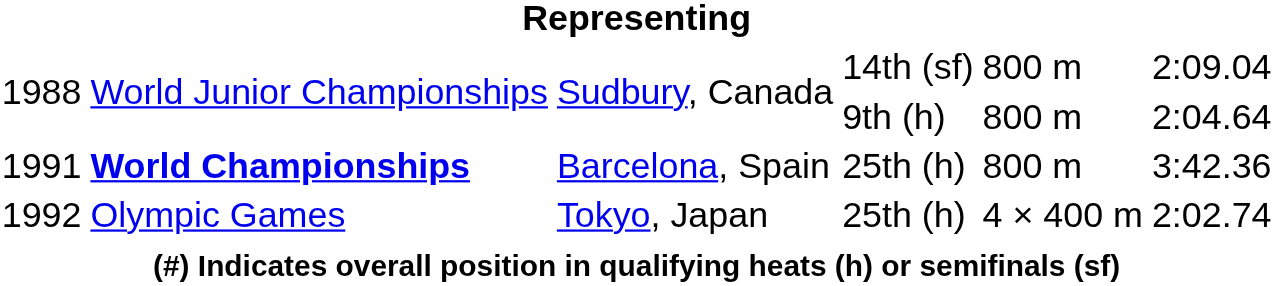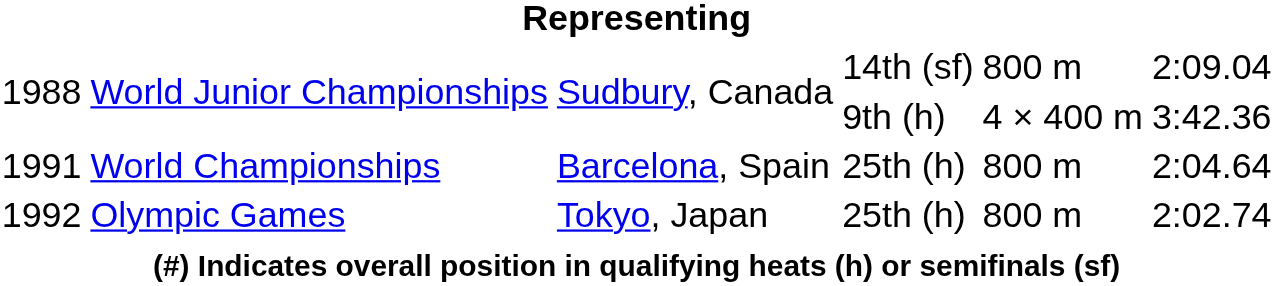(1032, 116) 800 m -> (1063, 116) 4 × 400 m
(1212, 116) 2:04.64 -> (1212, 116) 3:42.36
(280, 166) bold -> (265, 166) normal
(1212, 166) 3:42.36 -> (1212, 166) 2:04.64
(1063, 215) 4 × 400 m -> (1032, 215) 800 m
